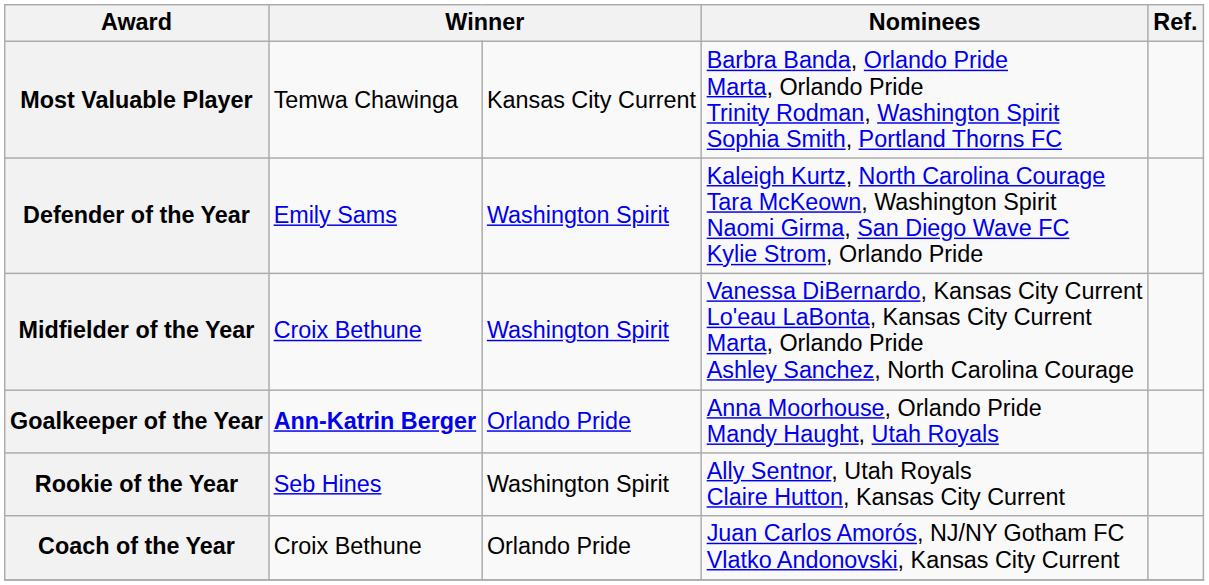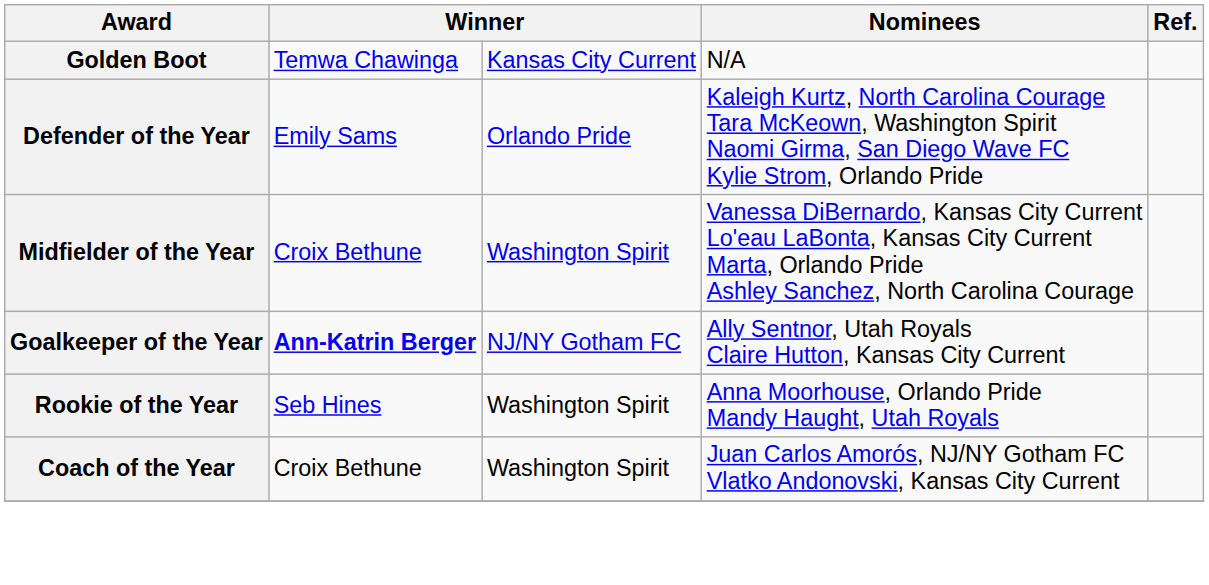+ row: (136, 60)
- row: (136, 99)
(578, 215) Washington Spirit -> (559, 136) Orlando Pride
(559, 420) Orlando Pride -> (584, 342) NJ/NY Gotham FC
(874, 420) Anna Moorhouse, Orlando Pride Mandy Haught, Utah Royals -> (886, 342) Ally Sentnor, Utah Royals Claire Hutton, Kansas City Current
(886, 484) Ally Sentnor, Utah Royals Claire Hutton, Kansas City Current -> (874, 405) Anna Moorhouse, Orlando Pride Mandy Haught, Utah Royals
(559, 547) Orlando Pride -> (578, 468) Washington Spirit
